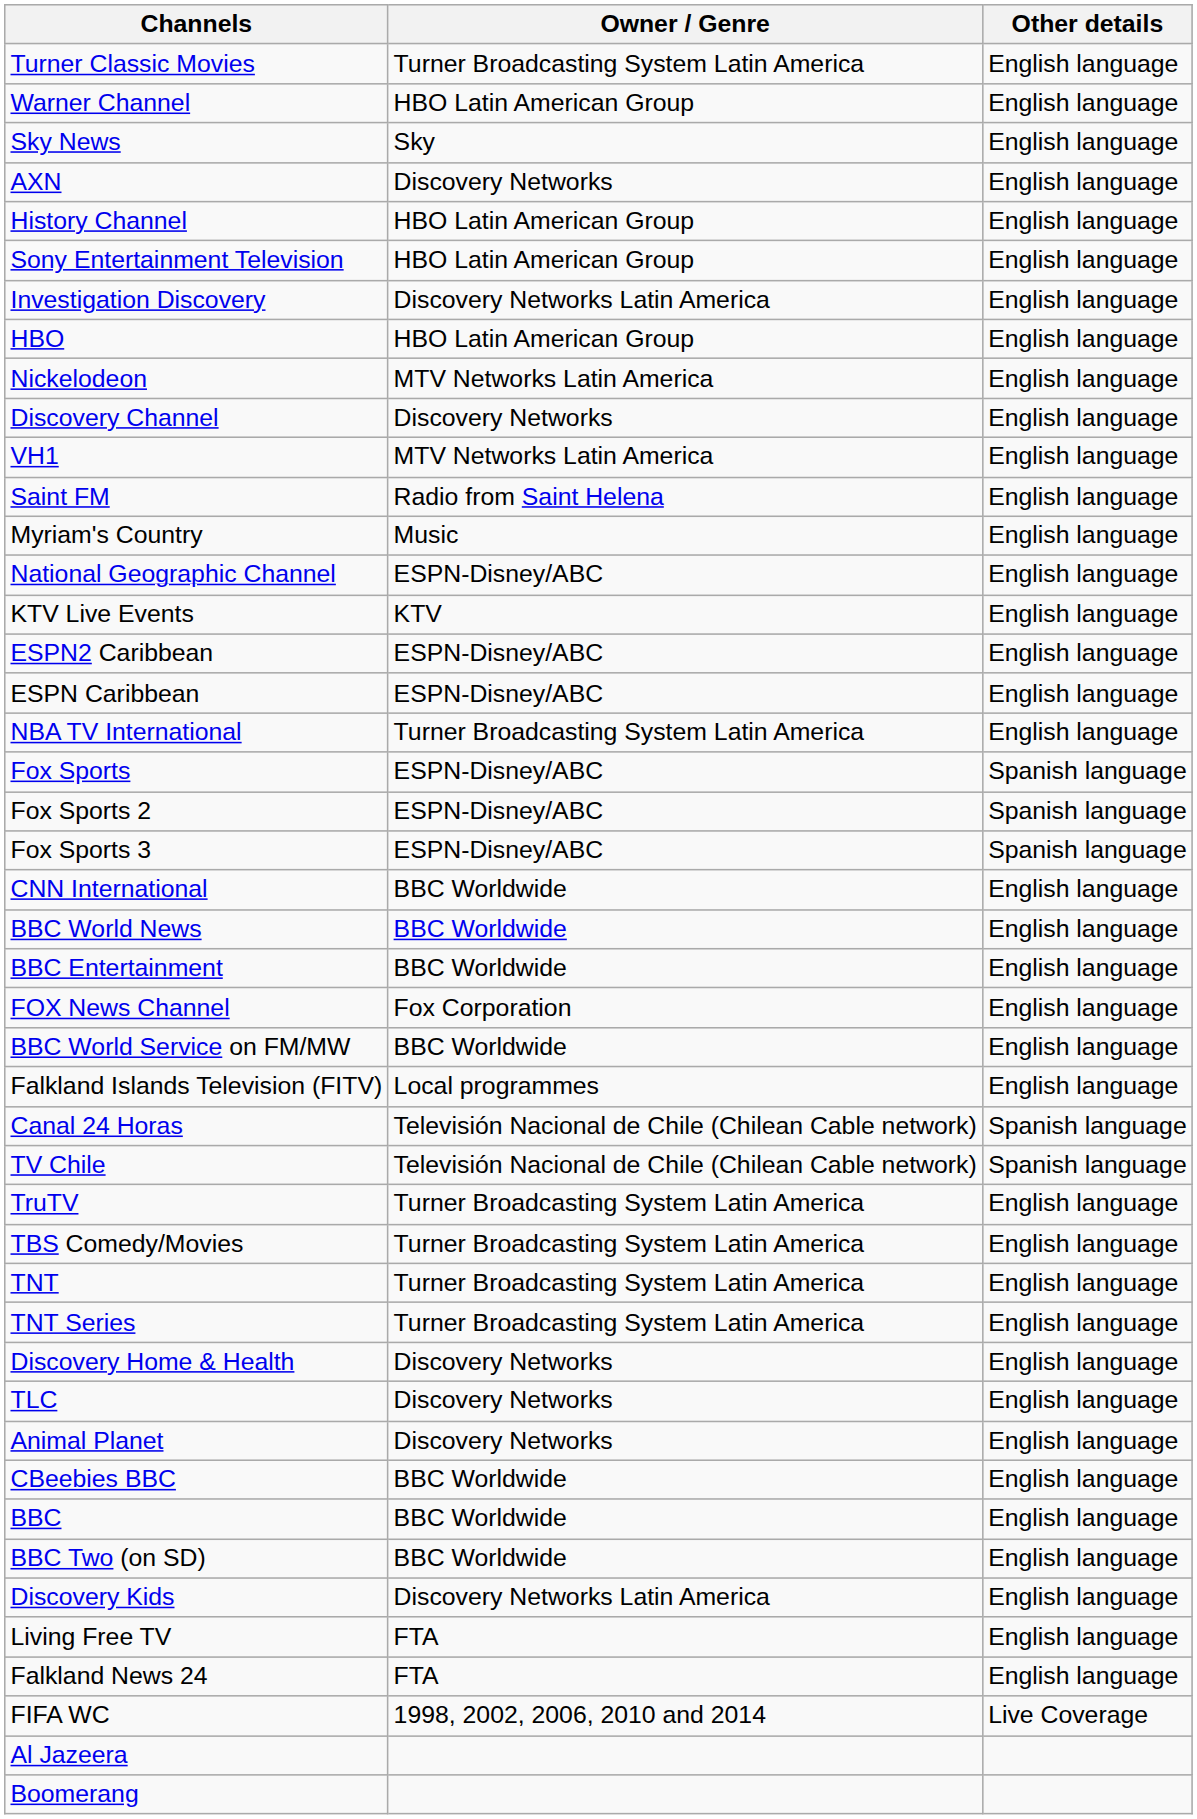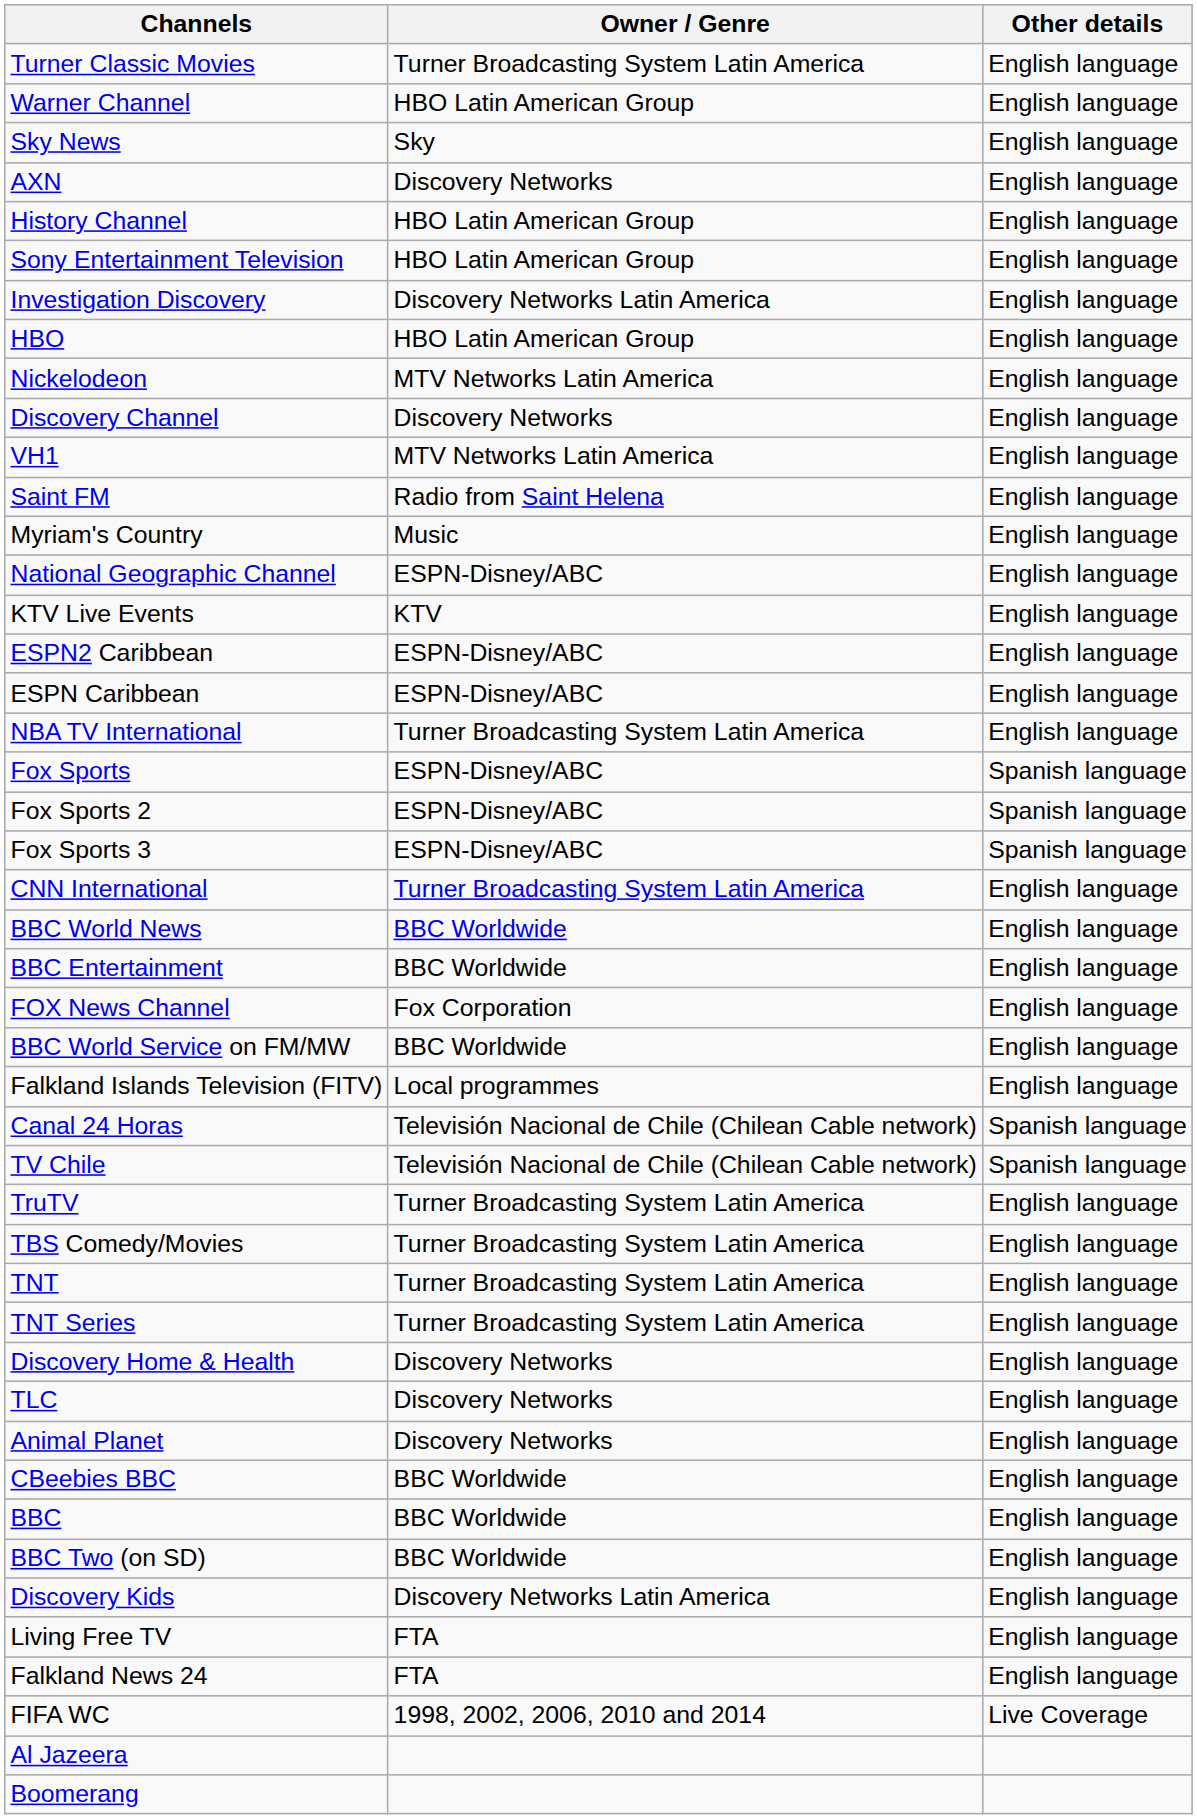(480, 889) BBC Worldwide -> (629, 889) Turner Broadcasting System Latin America
